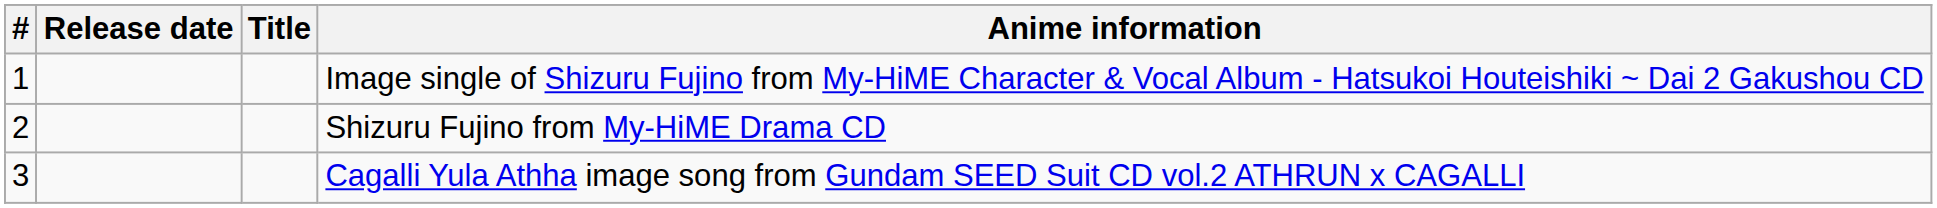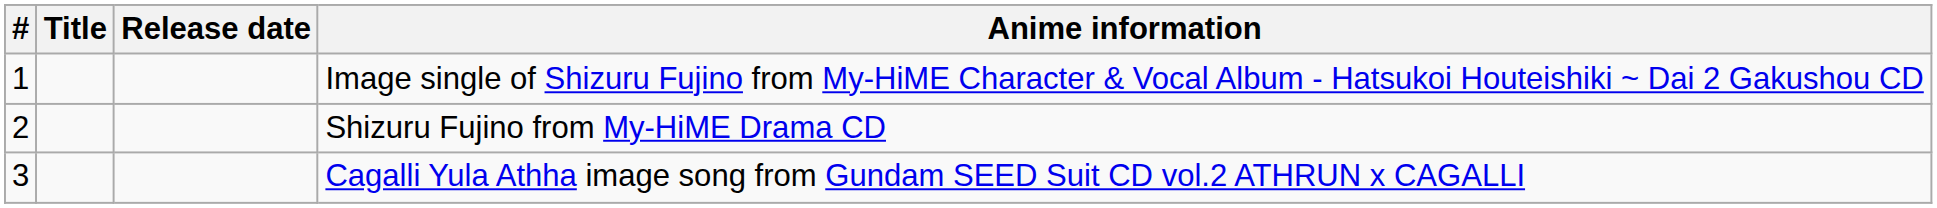columns swapped: (279, 29) <-> (139, 29)
